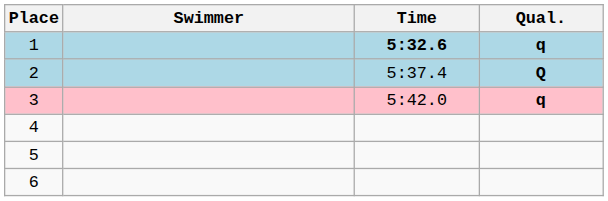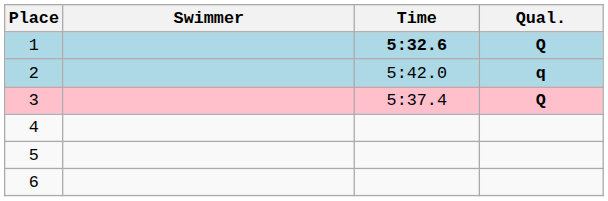(541, 46) q -> (541, 46) Q
(417, 73) 5:37.4 -> (417, 73) 5:42.0
(541, 73) Q -> (541, 73) q
(417, 100) 5:42.0 -> (417, 100) 5:37.4
(541, 100) q -> (541, 100) Q
